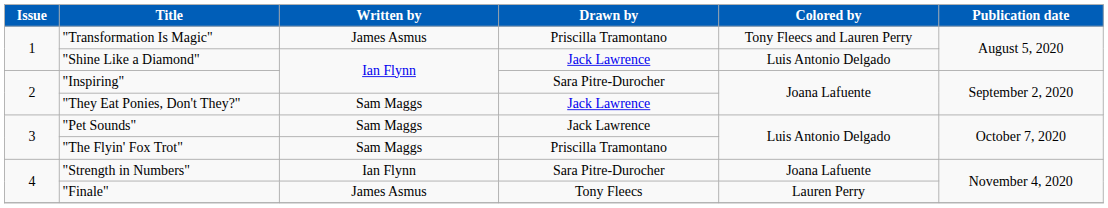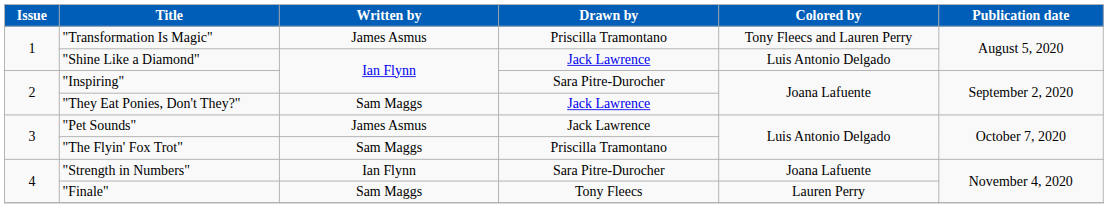(389, 125) Sam Maggs -> (389, 125) James Asmus
(389, 192) James Asmus -> (389, 192) Sam Maggs
